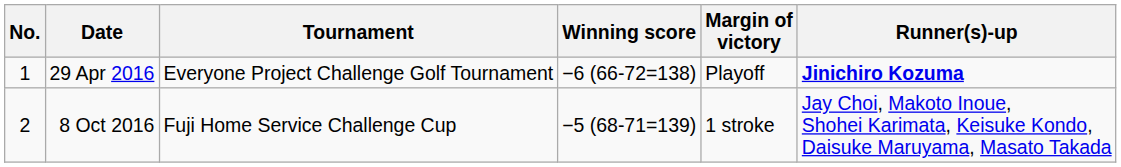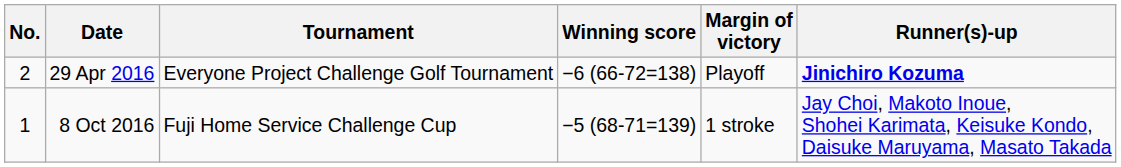(25, 73) 1 -> (25, 73) 2
(25, 125) 2 -> (25, 125) 1
